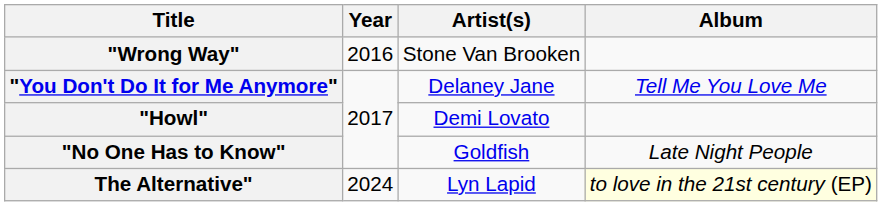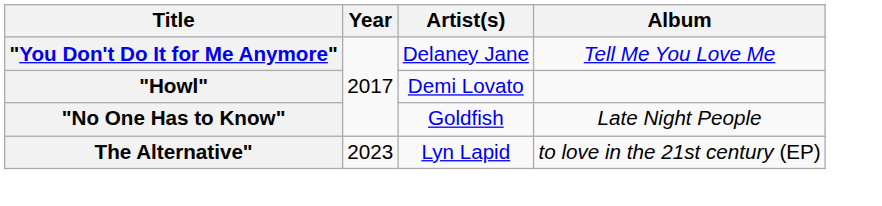- row: (174, 53)
(370, 184) 2024 -> (370, 151) 2023
(731, 184) lightyellow background -> (680, 151) no background
